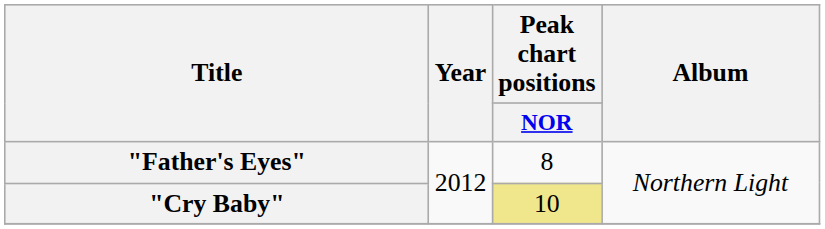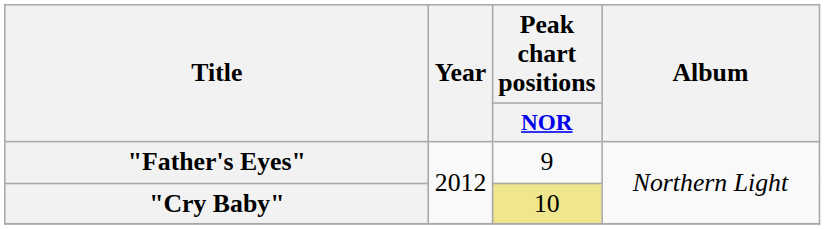(547, 161) 8 -> (547, 161) 9
